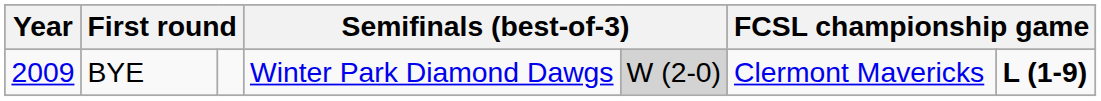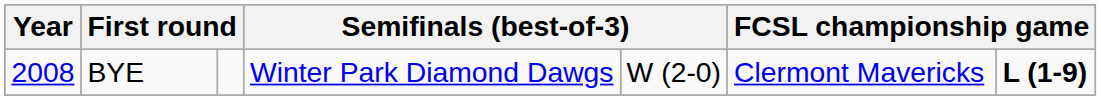(43, 71) 2009 -> (43, 71) 2008
(674, 71) lightgrey background -> (674, 71) no background
